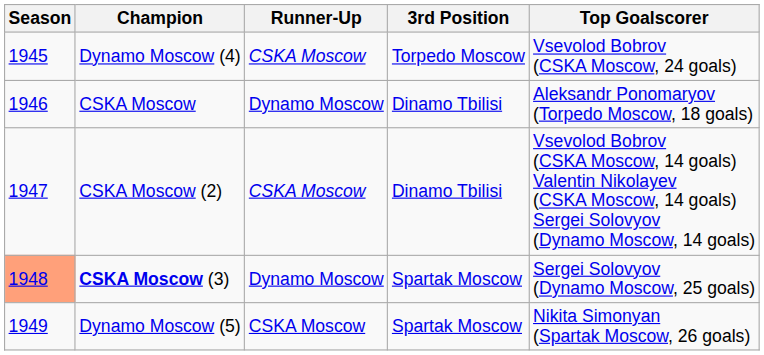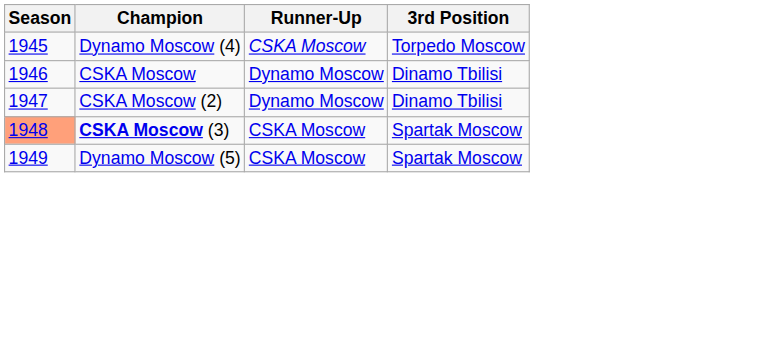- column: (644, 18)
(307, 191) CSKA Moscow -> (316, 102) Dynamo Moscow
(316, 278) Dynamo Moscow -> (307, 130) CSKA Moscow
